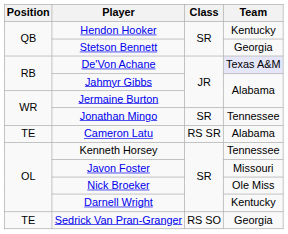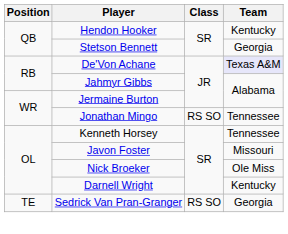(204, 116) SR -> (204, 116) RS SO
- row: (118, 133)
